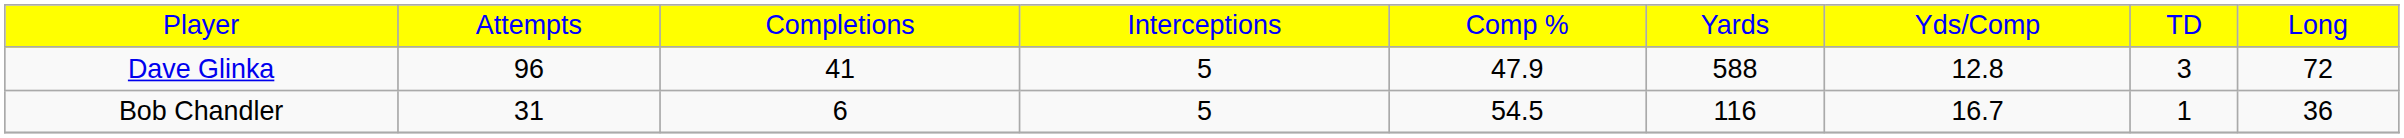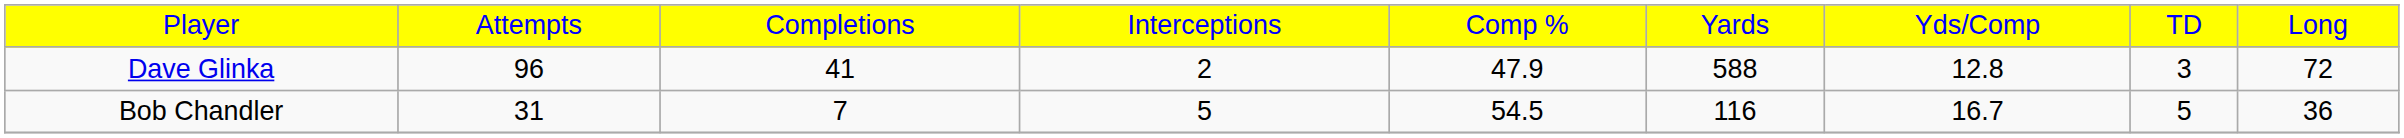(1204, 68) 5 -> (1204, 68) 2
(840, 111) 6 -> (840, 111) 7
(2184, 111) 1 -> (2184, 111) 5
